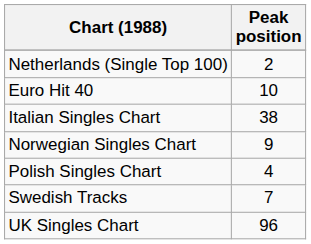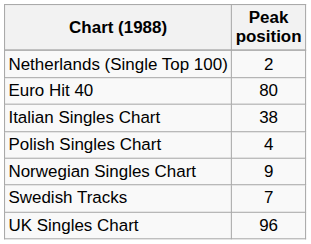(269, 90) 10 -> (269, 90) 80
rows swapped: (102, 144) <-> (85, 171)
